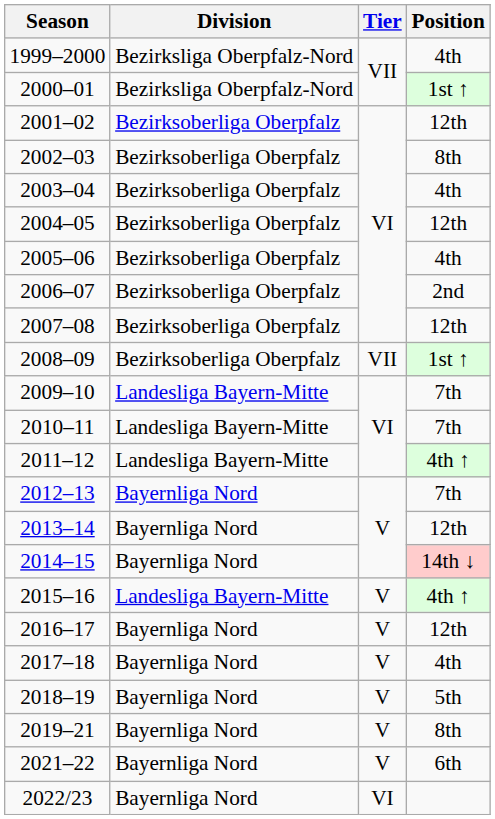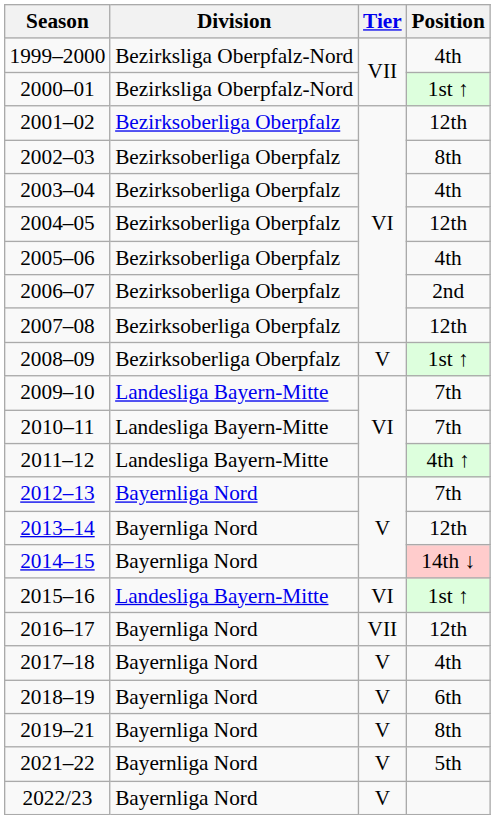(382, 358) VII -> (382, 358) V
(382, 595) V -> (382, 595) VI
(448, 595) 4th ↑ -> (448, 595) 1st ↑
(382, 628) V -> (382, 628) VII
(448, 696) 5th -> (448, 696) 6th
(448, 763) 6th -> (448, 763) 5th
(382, 797) VI -> (382, 797) V
